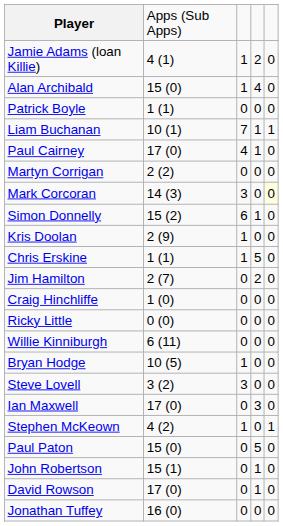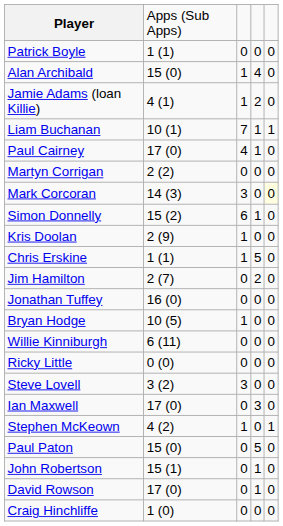rows swapped: (64, 59) <-> (47, 109)
rows swapped: (53, 299) <-> (55, 511)
rows swapped: (47, 363) <-> (40, 320)
